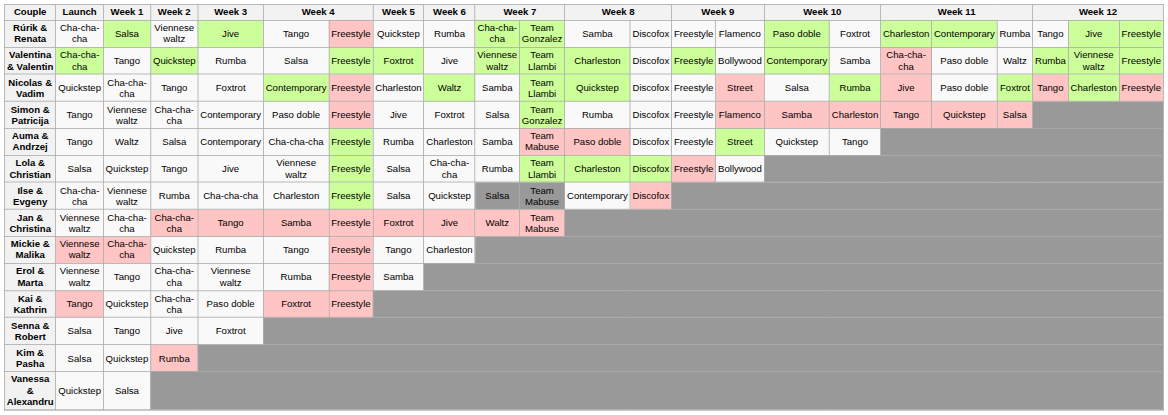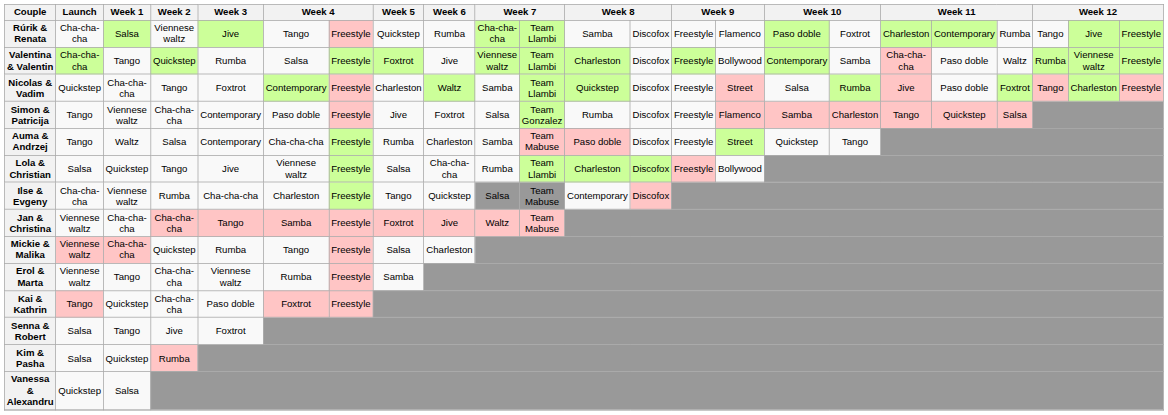(542, 34) Team Gonzalez -> (542, 34) Team Llambi
(398, 196) Salsa -> (398, 196) Tango
(398, 250) Tango -> (398, 250) Salsa
